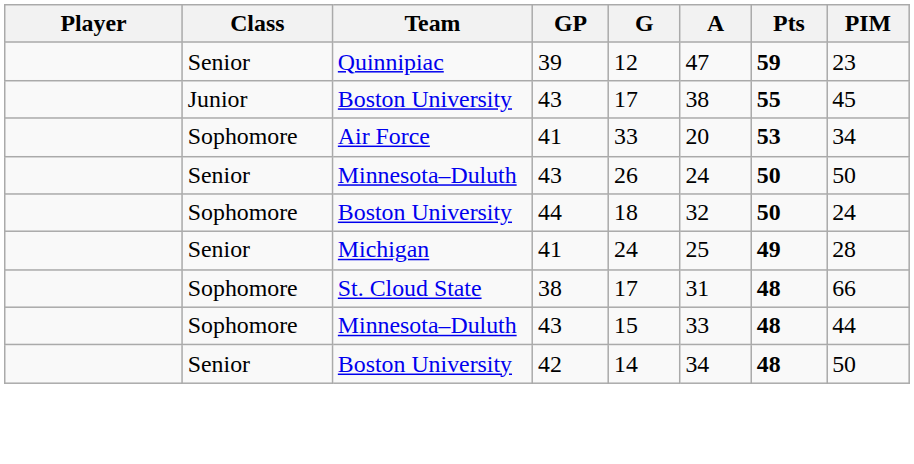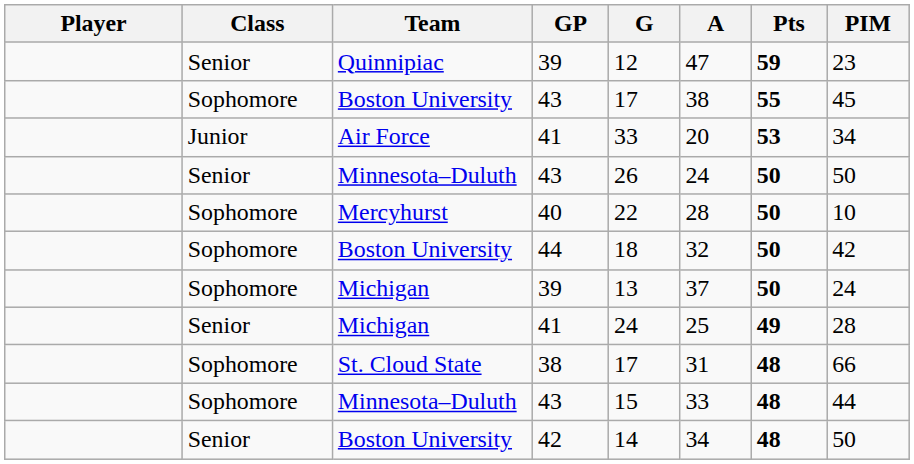(218, 99) Junior -> (243, 99) Sophomore
(243, 136) Sophomore -> (218, 136) Junior
+ row: (393, 212)
(844, 212) 24 -> (844, 250) 42
+ row: (384, 288)
